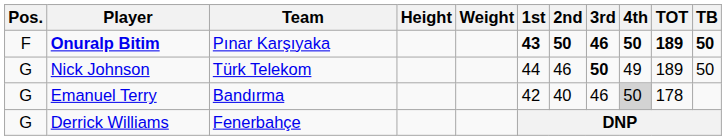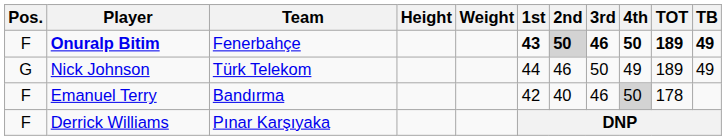(271, 43) Pınar Karşıyaka -> (257, 43) Fenerbahçe
(562, 43) no background -> (562, 43) lightgrey background
(705, 43) 50 -> (705, 43) 49
(599, 69) bold -> (599, 69) normal
(705, 69) 50 -> (705, 69) 49
(26, 95) G -> (26, 95) F
(26, 122) G -> (26, 122) F
(257, 122) Fenerbahçe -> (271, 122) Pınar Karşıyaka
